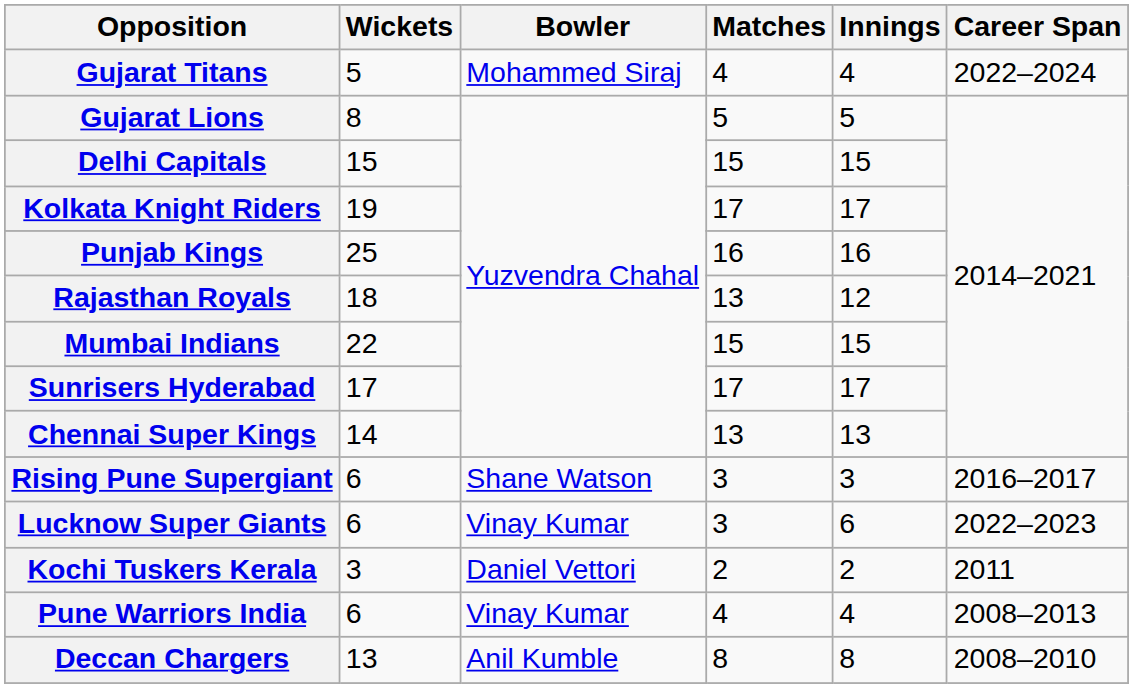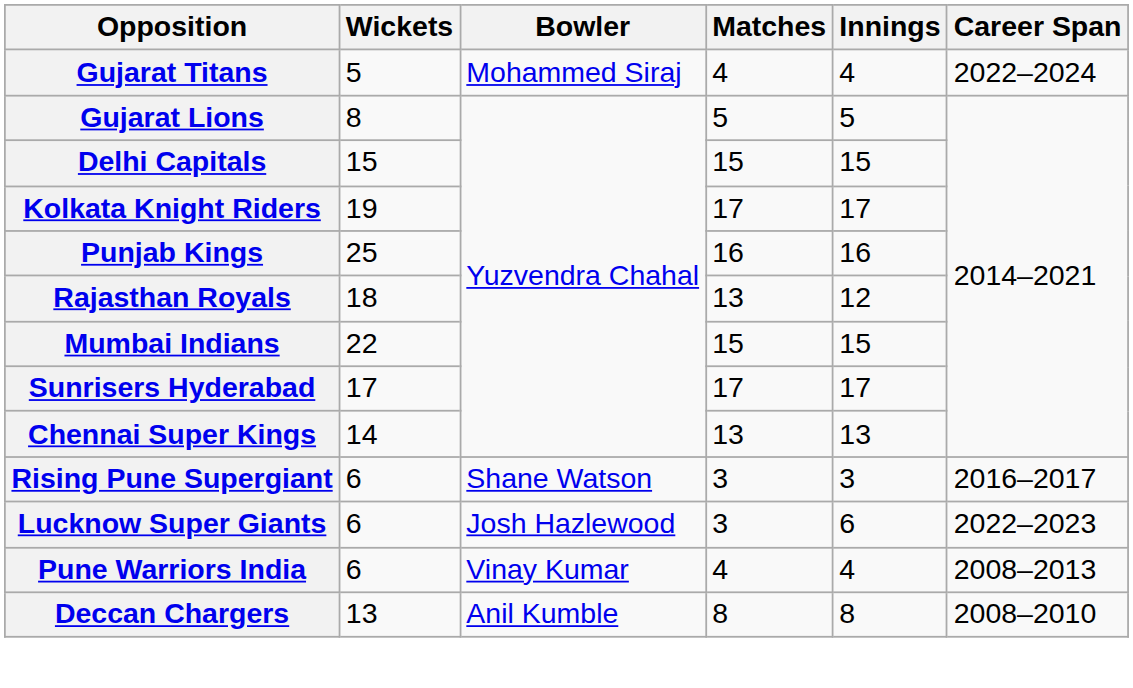(548, 523) Vinay Kumar -> (571, 523) Josh Hazlewood
- row: (172, 569)
